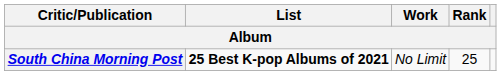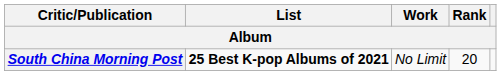(470, 59) 25 -> (470, 59) 20
